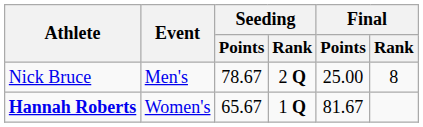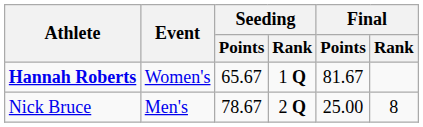rows swapped: (50, 77) <-> (73, 107)
